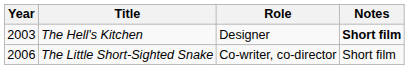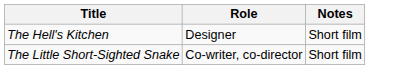- column: (21, 14)
(372, 34) bold -> (335, 34) normal
